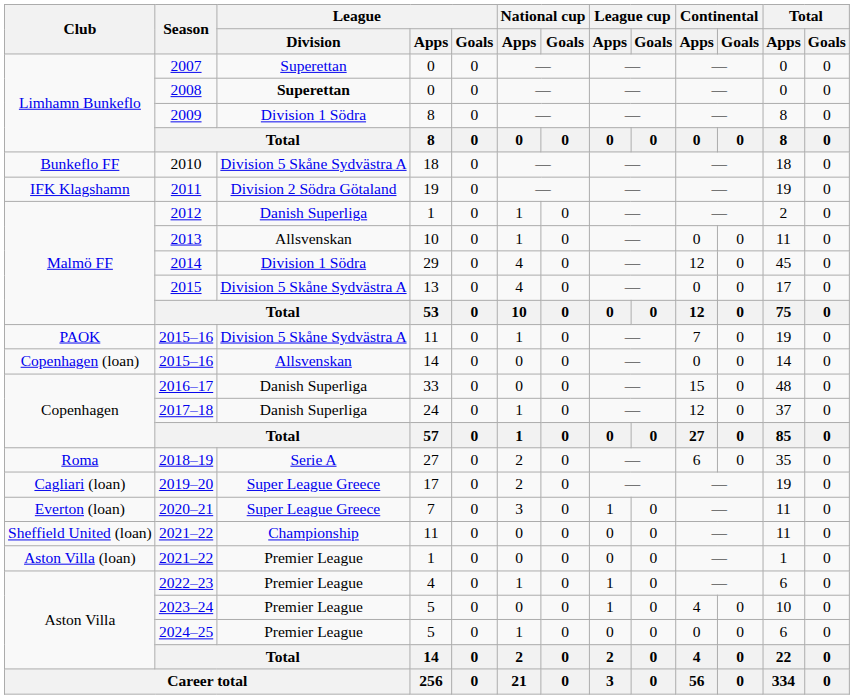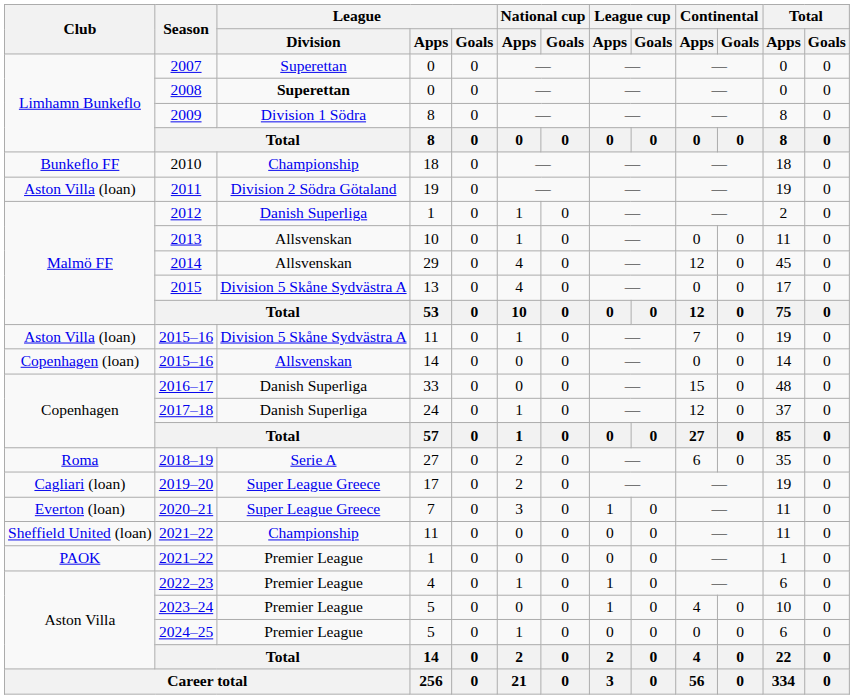(313, 164) Division 5 Skåne Sydvästra A -> (313, 164) Championship
(80, 189) IFK Klagshamn -> (80, 189) Aston Villa (loan)
(313, 262) Division 1 Södra -> (313, 262) Allsvenskan
(80, 336) PAOK -> (80, 336) Aston Villa (loan)
(80, 558) Aston Villa (loan) -> (80, 558) PAOK
